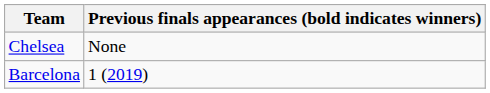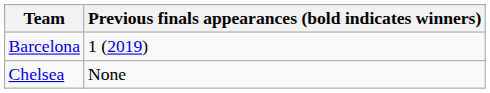rows swapped: (36, 46) <-> (44, 74)
